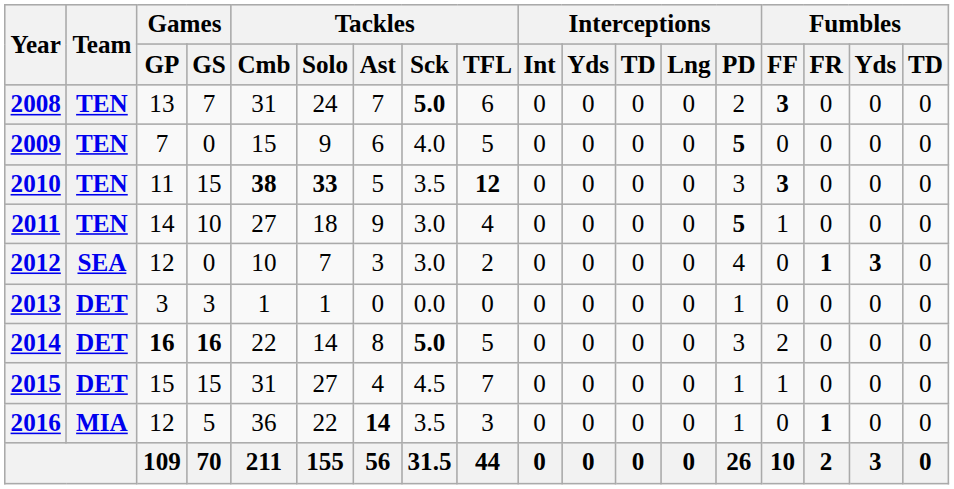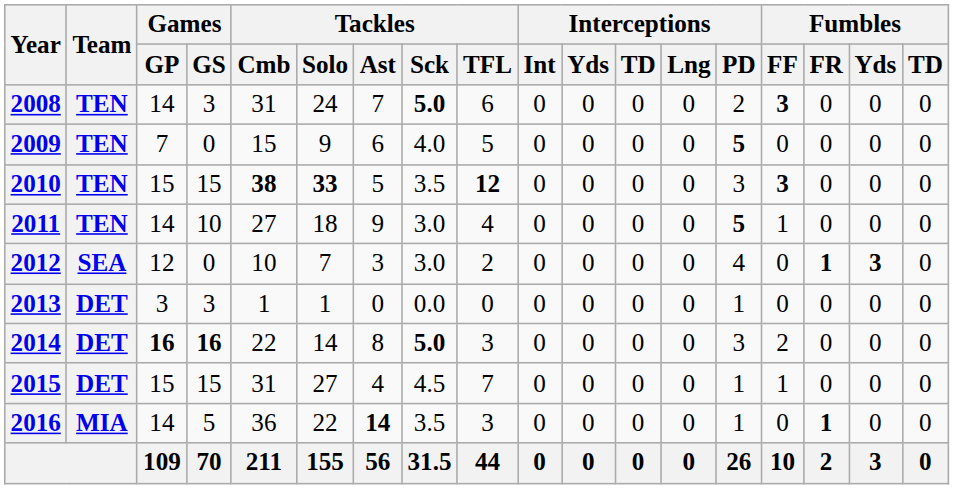(162, 104) 13 -> (162, 104) 14
(209, 104) 7 -> (209, 104) 3
(162, 183) 11 -> (162, 183) 15
(488, 343) 5 -> (488, 343) 3
(162, 422) 12 -> (162, 422) 14
